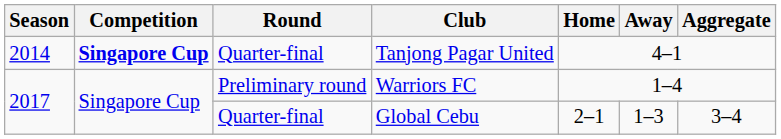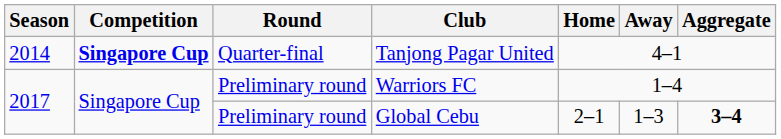(271, 117) Quarter-final -> (292, 117) Preliminary round
(726, 117) normal -> (726, 117) bold
